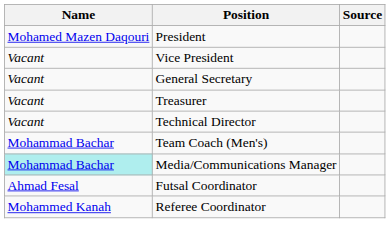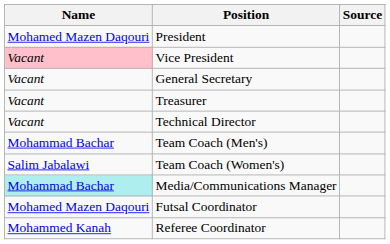(26, 57) no background -> (26, 57) pink background
+ row: (220, 164)
(43, 185) Ahmad Fesal -> (78, 206) Mohamed Mazen Daqouri
